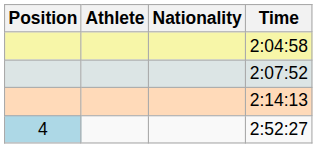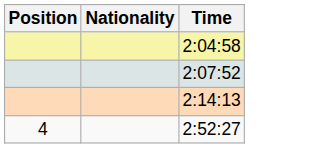- column: (115, 18)
(43, 128) lightblue background -> (43, 128) no background
